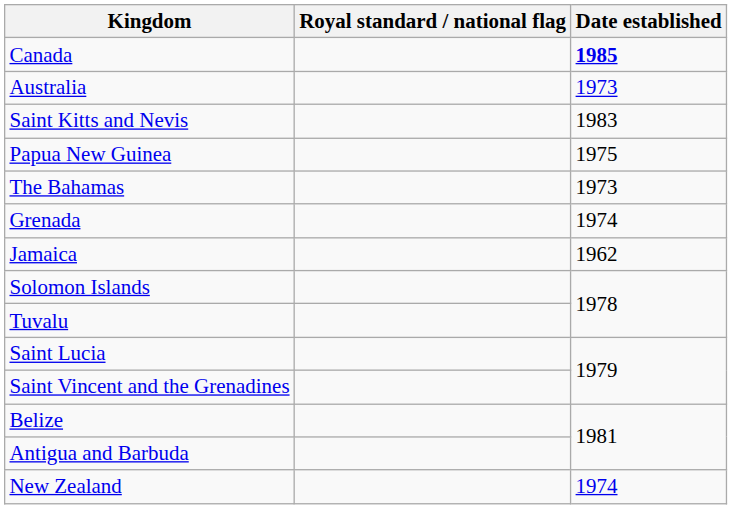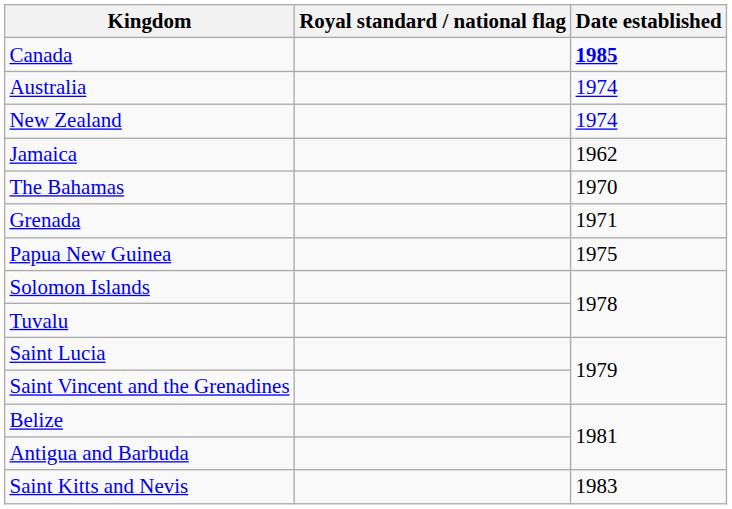(597, 87) 1973 -> (597, 87) 1974
rows swapped: (66, 486) <-> (99, 120)
rows swapped: (43, 253) <-> (90, 154)
(597, 187) 1973 -> (597, 187) 1970
(597, 220) 1974 -> (597, 220) 1971
